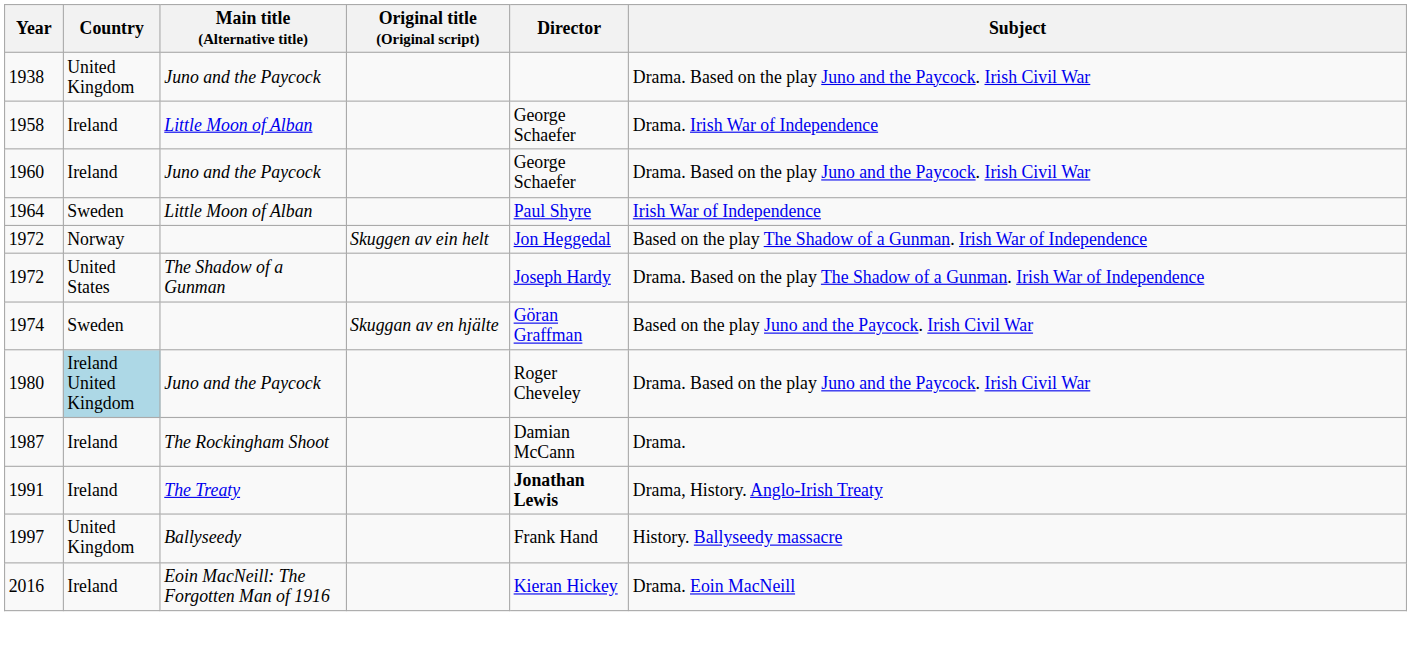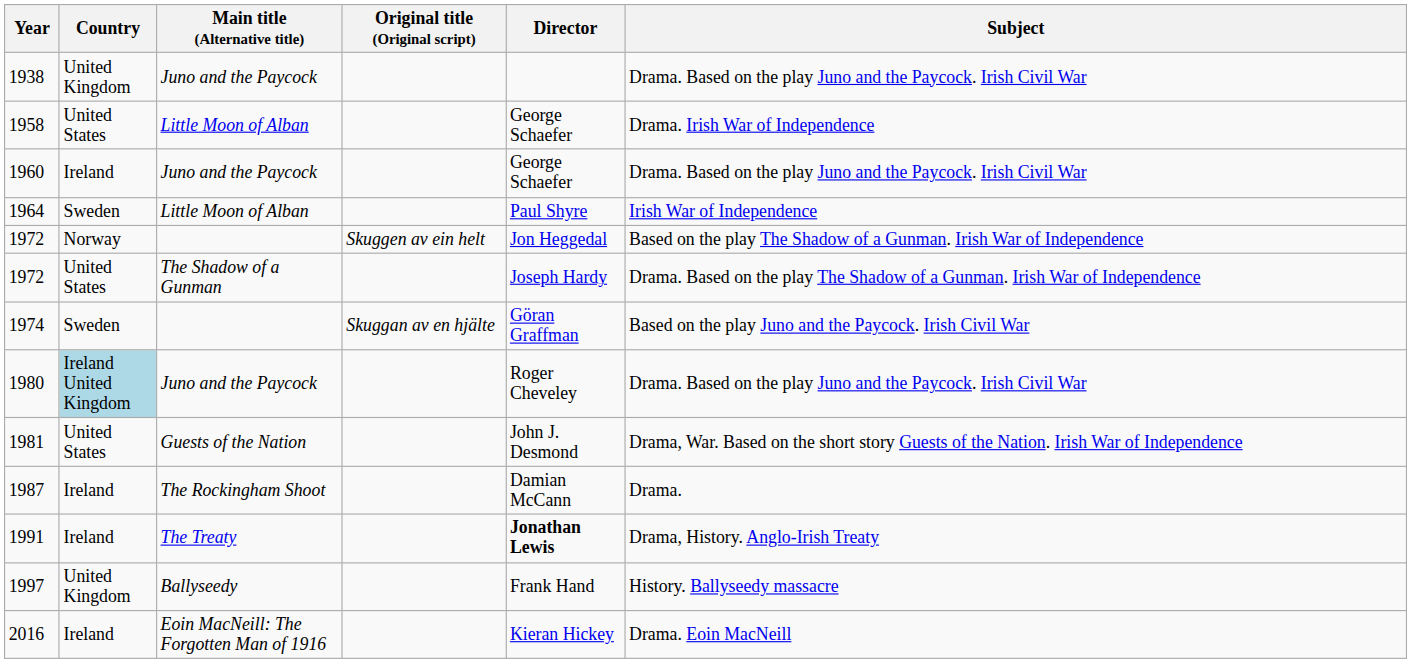(92, 124) Ireland -> (88, 124) United States
+ row: (26, 441)
